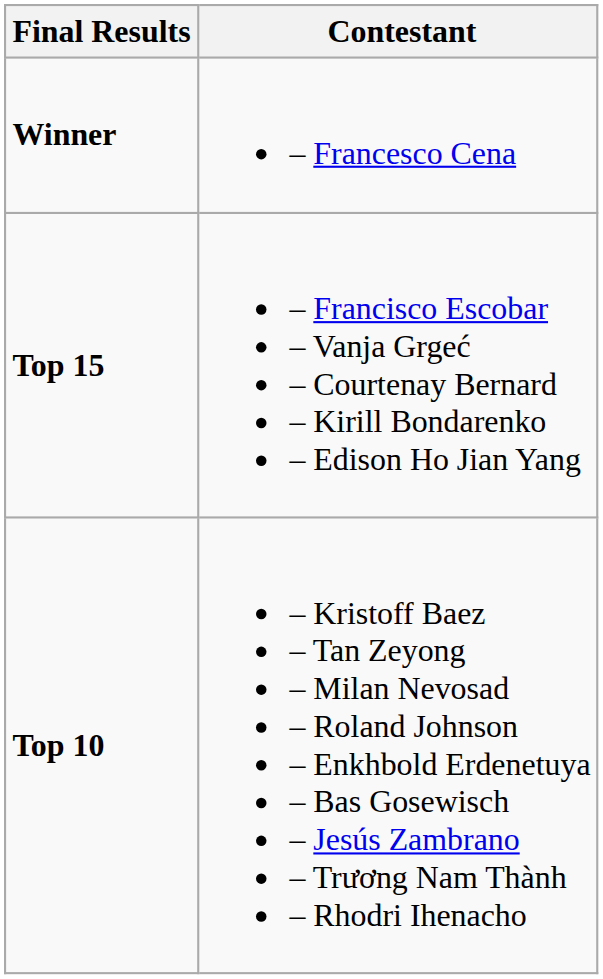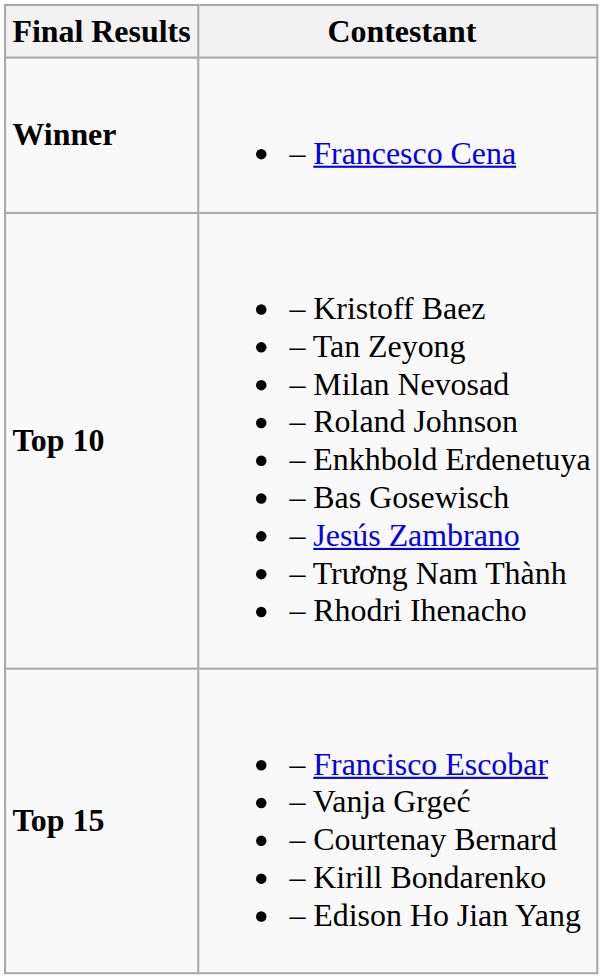rows swapped: (58, 745) <-> (58, 364)
